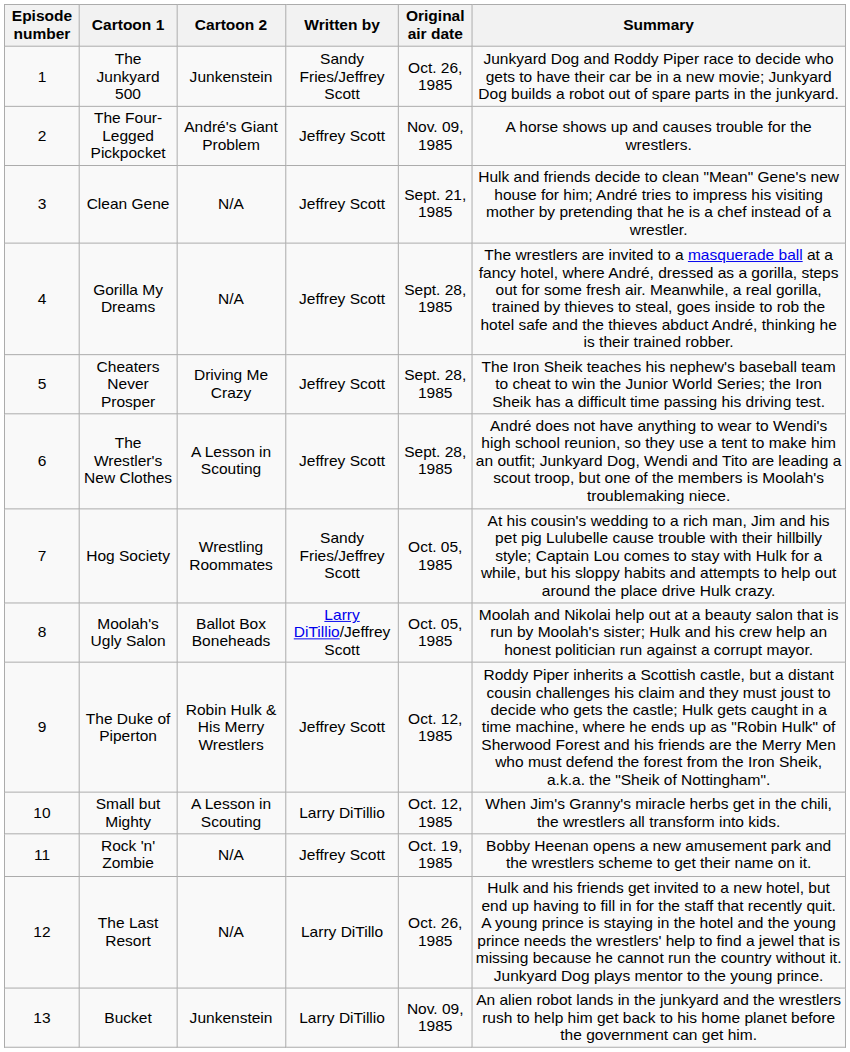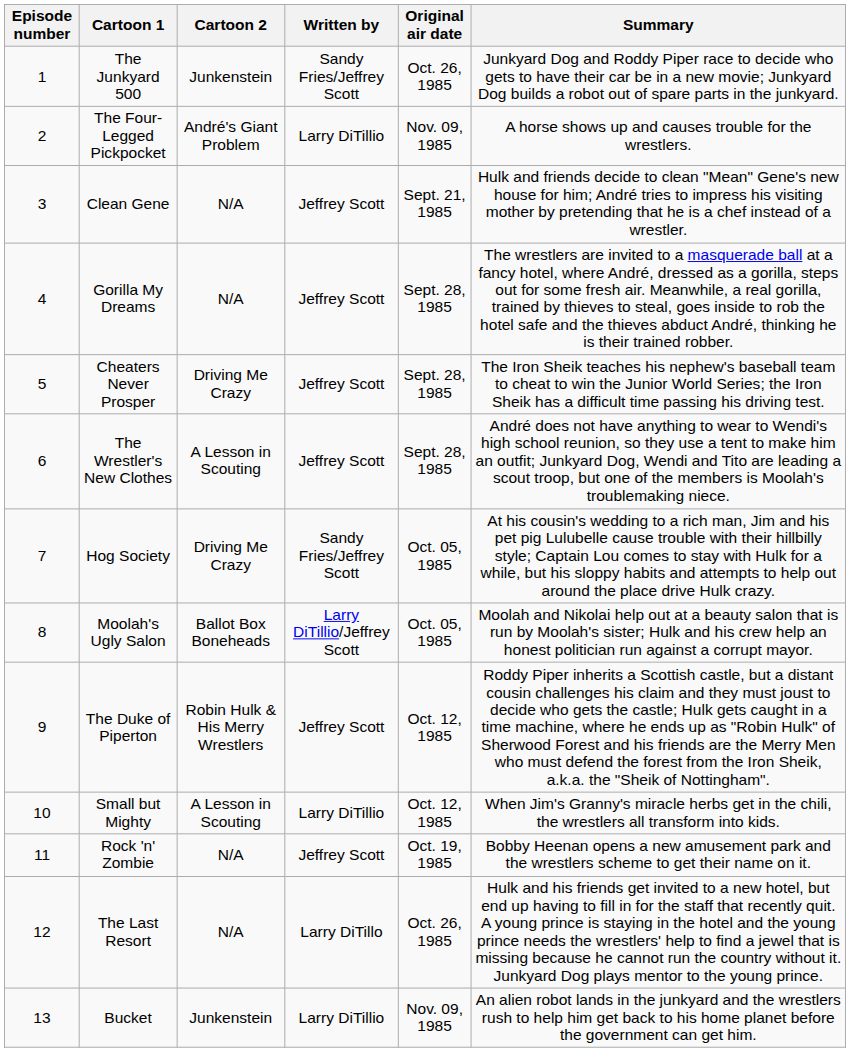(342, 135) Jeffrey Scott -> (341, 135) Larry DiTillio
(231, 555) Wrestling Roommates -> (231, 555) Driving Me Crazy
